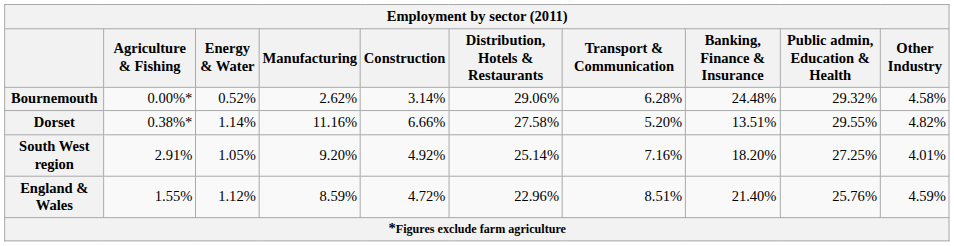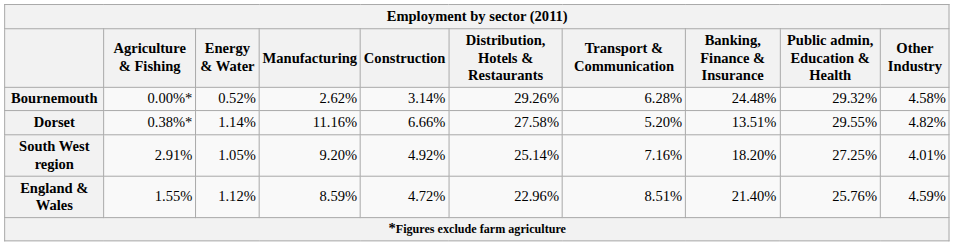(537, 99) 29.06% -> (537, 99) 29.26%
